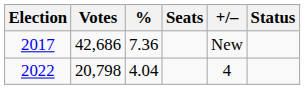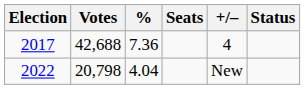(98, 44) 42,686 -> (98, 44) 42,688
(227, 44) New -> (227, 44) 4
(227, 71) 4 -> (227, 71) New
